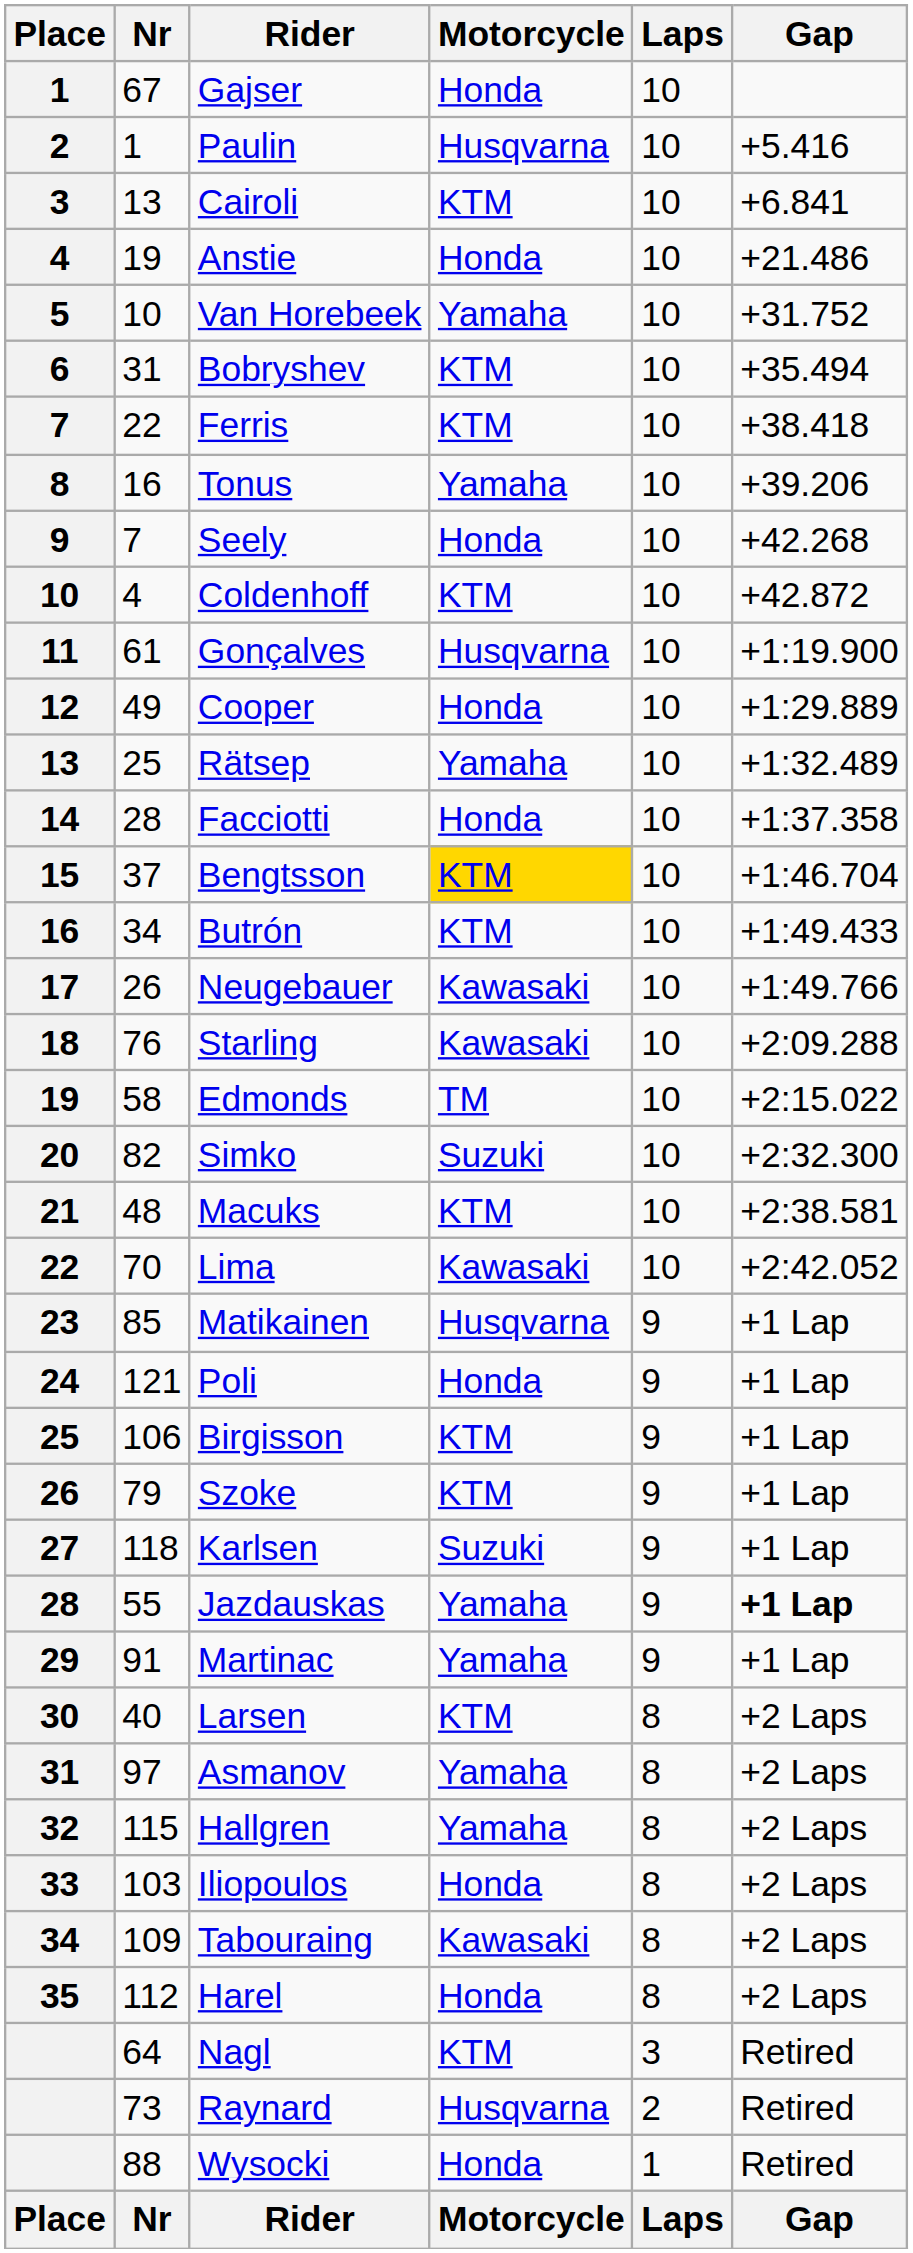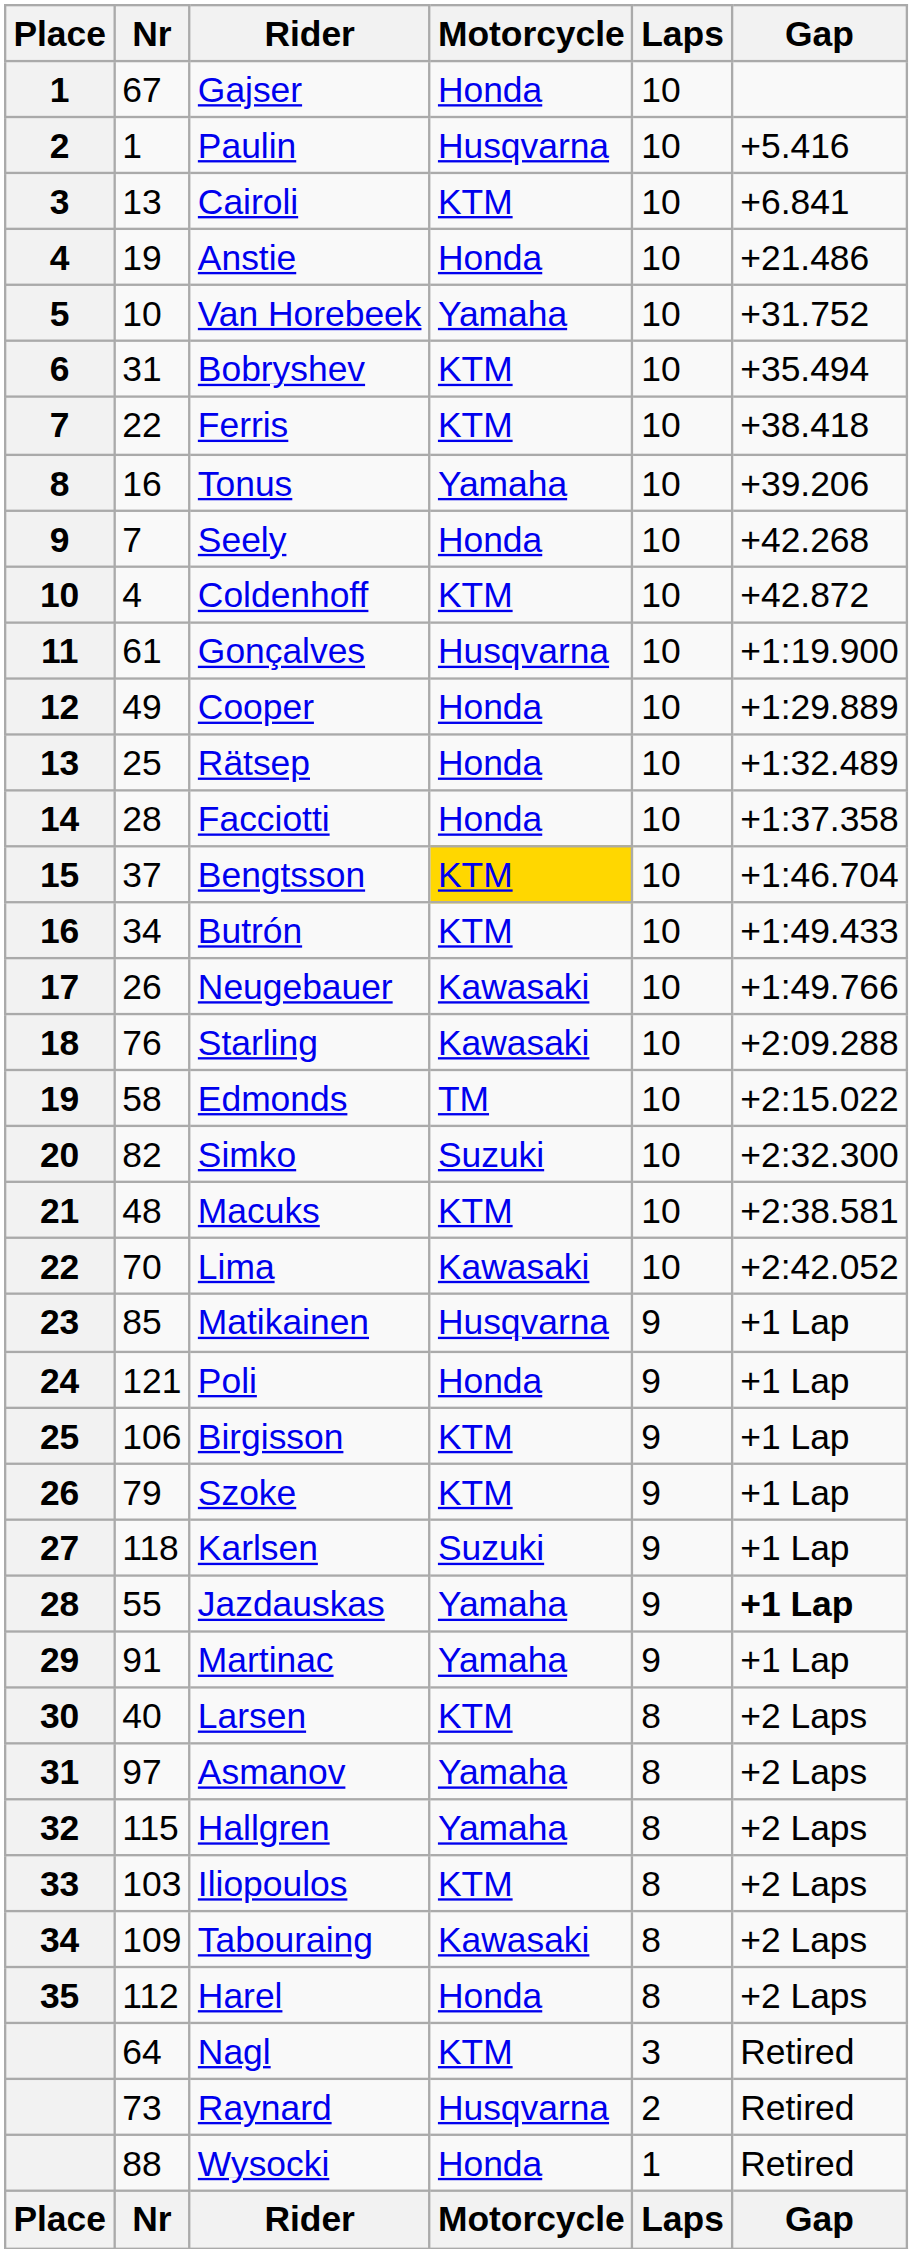(503, 762) Yamaha -> (490, 762) Honda
(490, 1884) Honda -> (475, 1884) KTM
